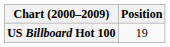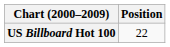(142, 33) 19 -> (142, 33) 22
